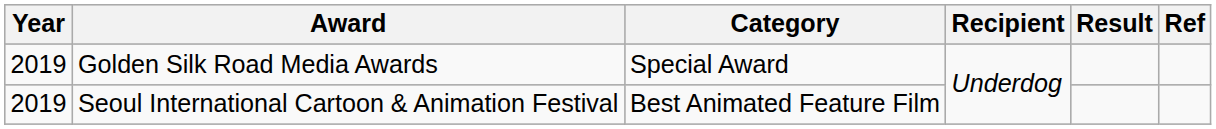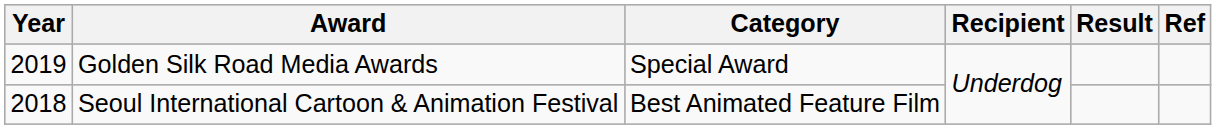(39, 104) 2019 -> (39, 104) 2018
